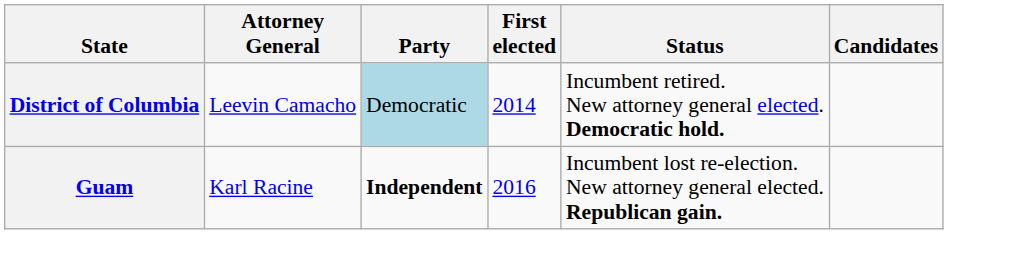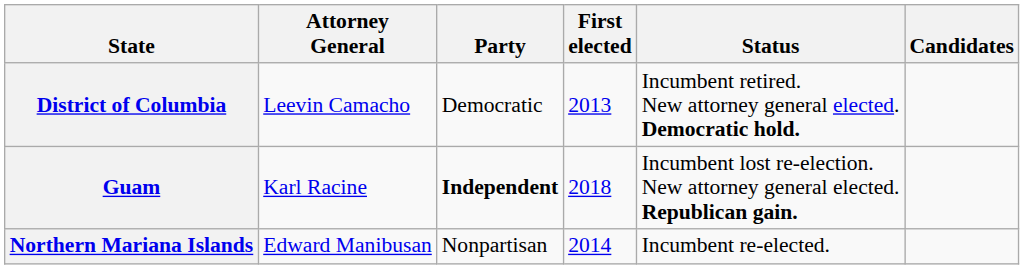(416, 104) lightblue background -> (492, 104) no background
(514, 104) 2014 -> (590, 104) 2013
(514, 187) 2016 -> (590, 187) 2018
+ row: (131, 245)
